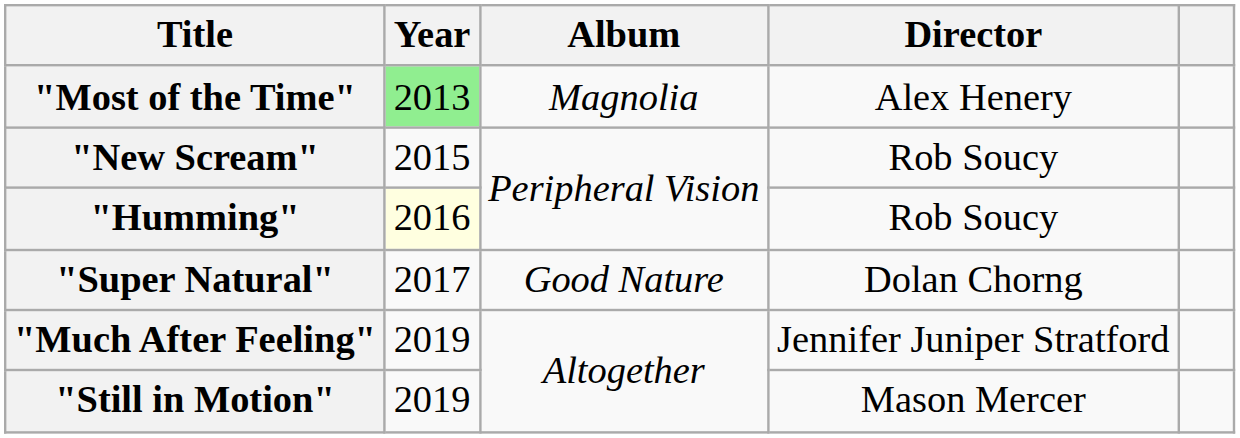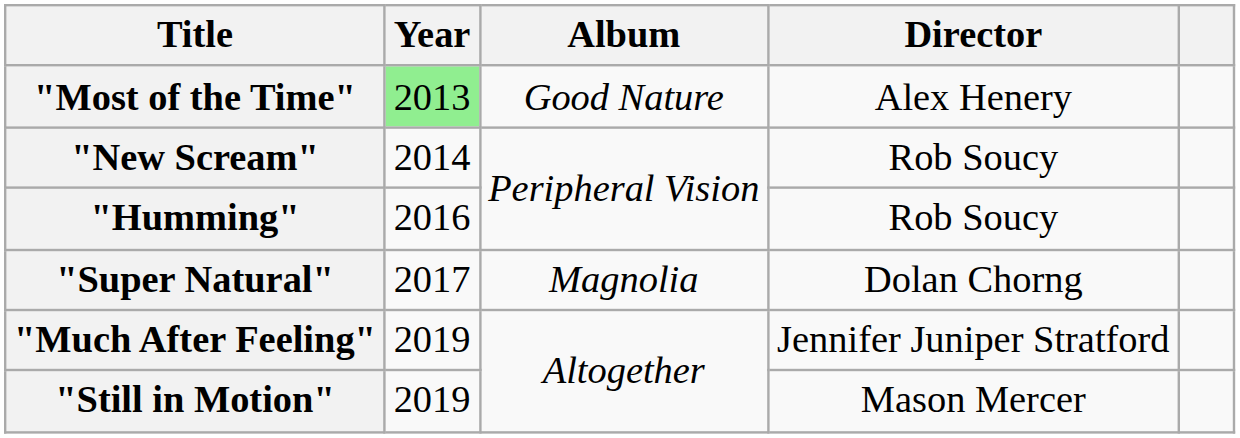(624, 95) Magnolia -> (624, 95) Good Nature
(432, 156) 2015 -> (432, 156) 2014
(432, 217) lightyellow background -> (432, 217) no background
(624, 278) Good Nature -> (624, 278) Magnolia
